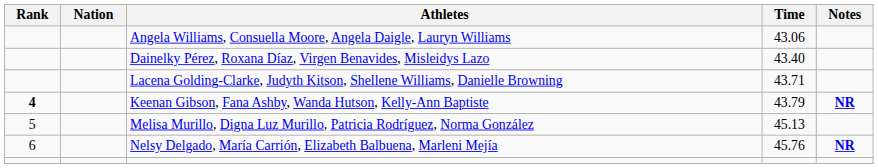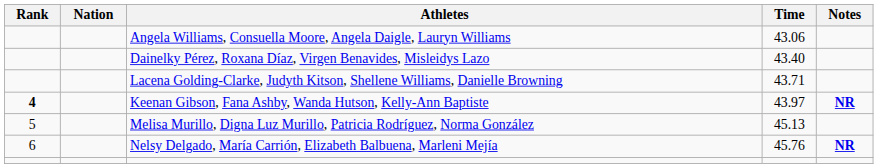(789, 102) 43.79 -> (789, 102) 43.97
